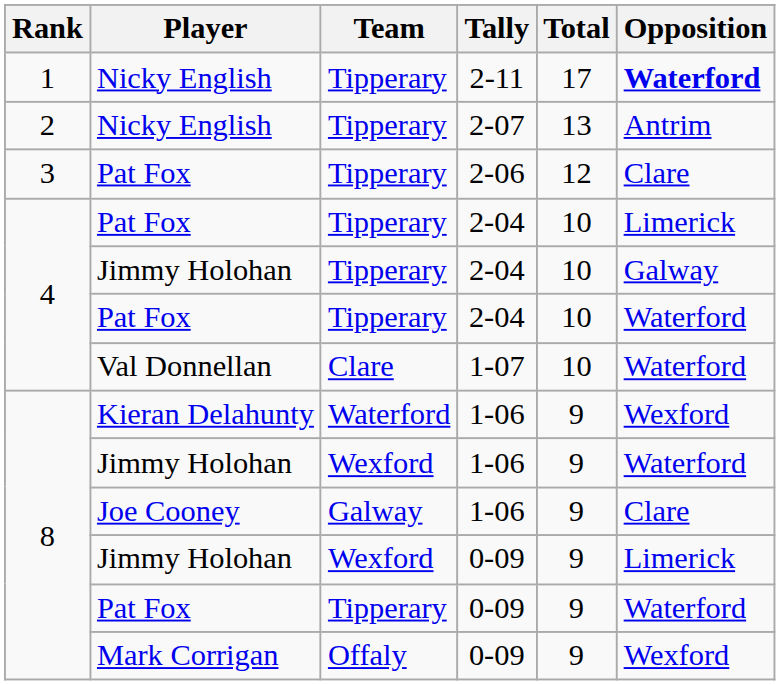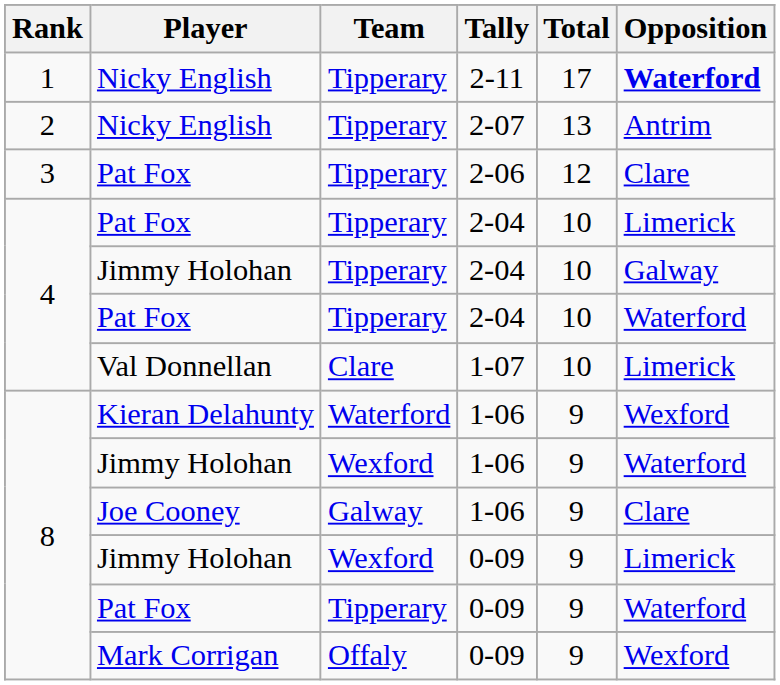(685, 366) Waterford -> (679, 366) Limerick
